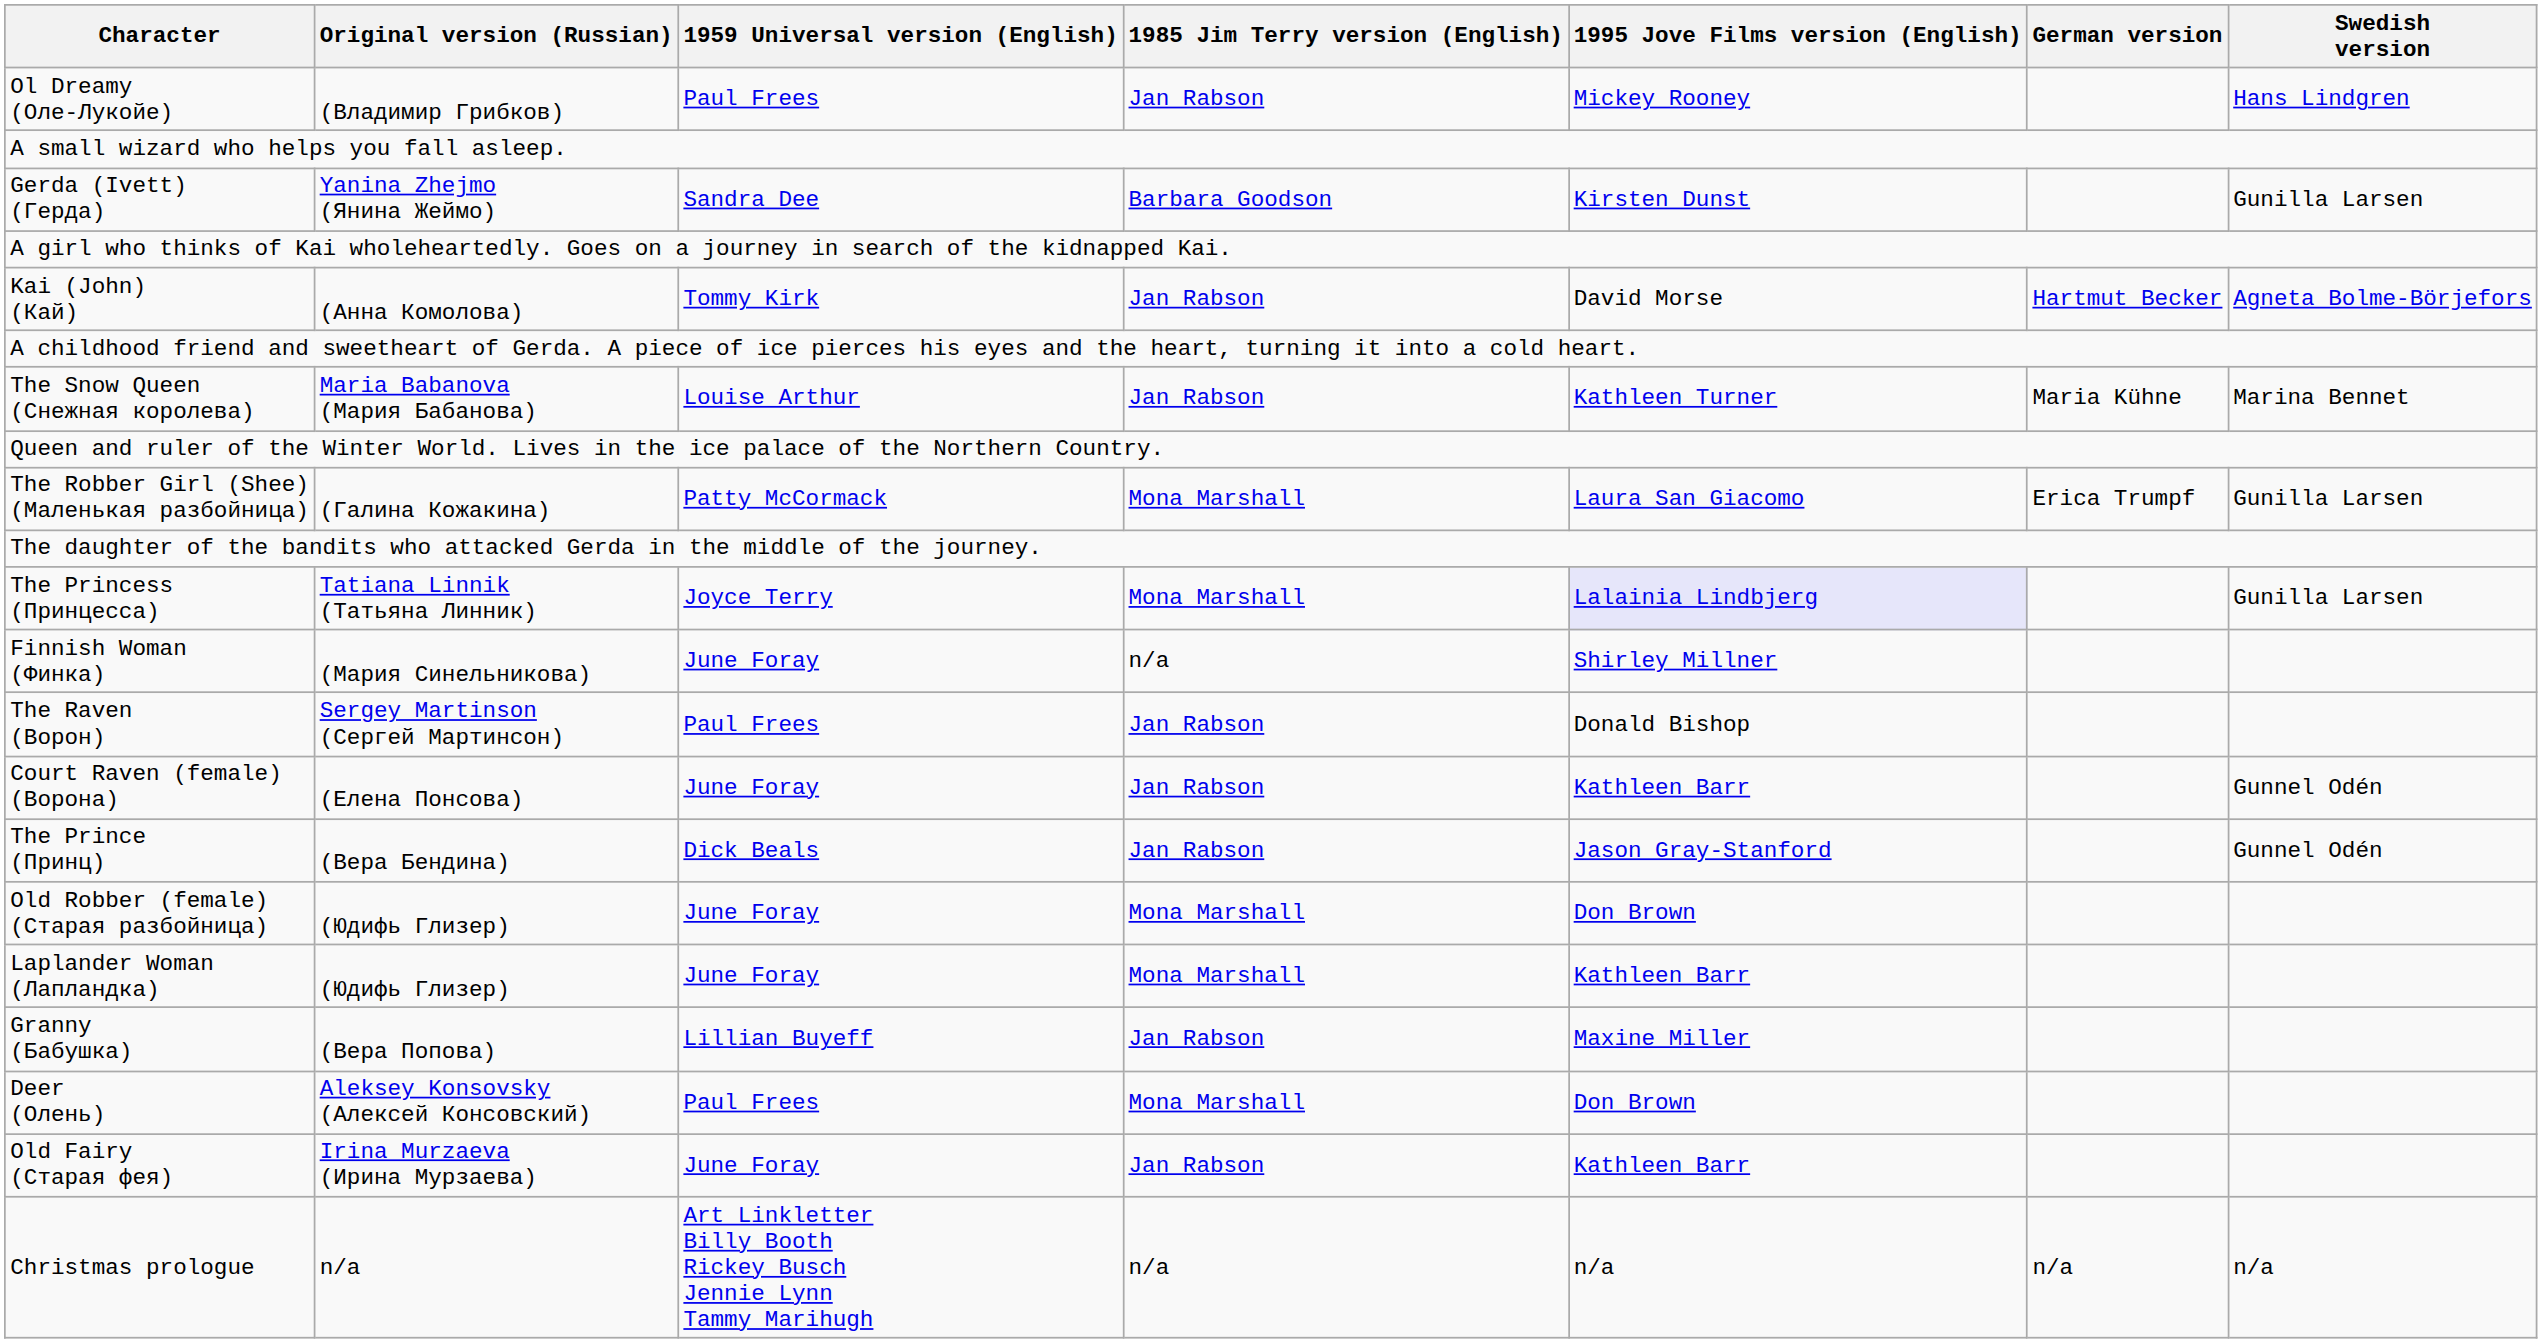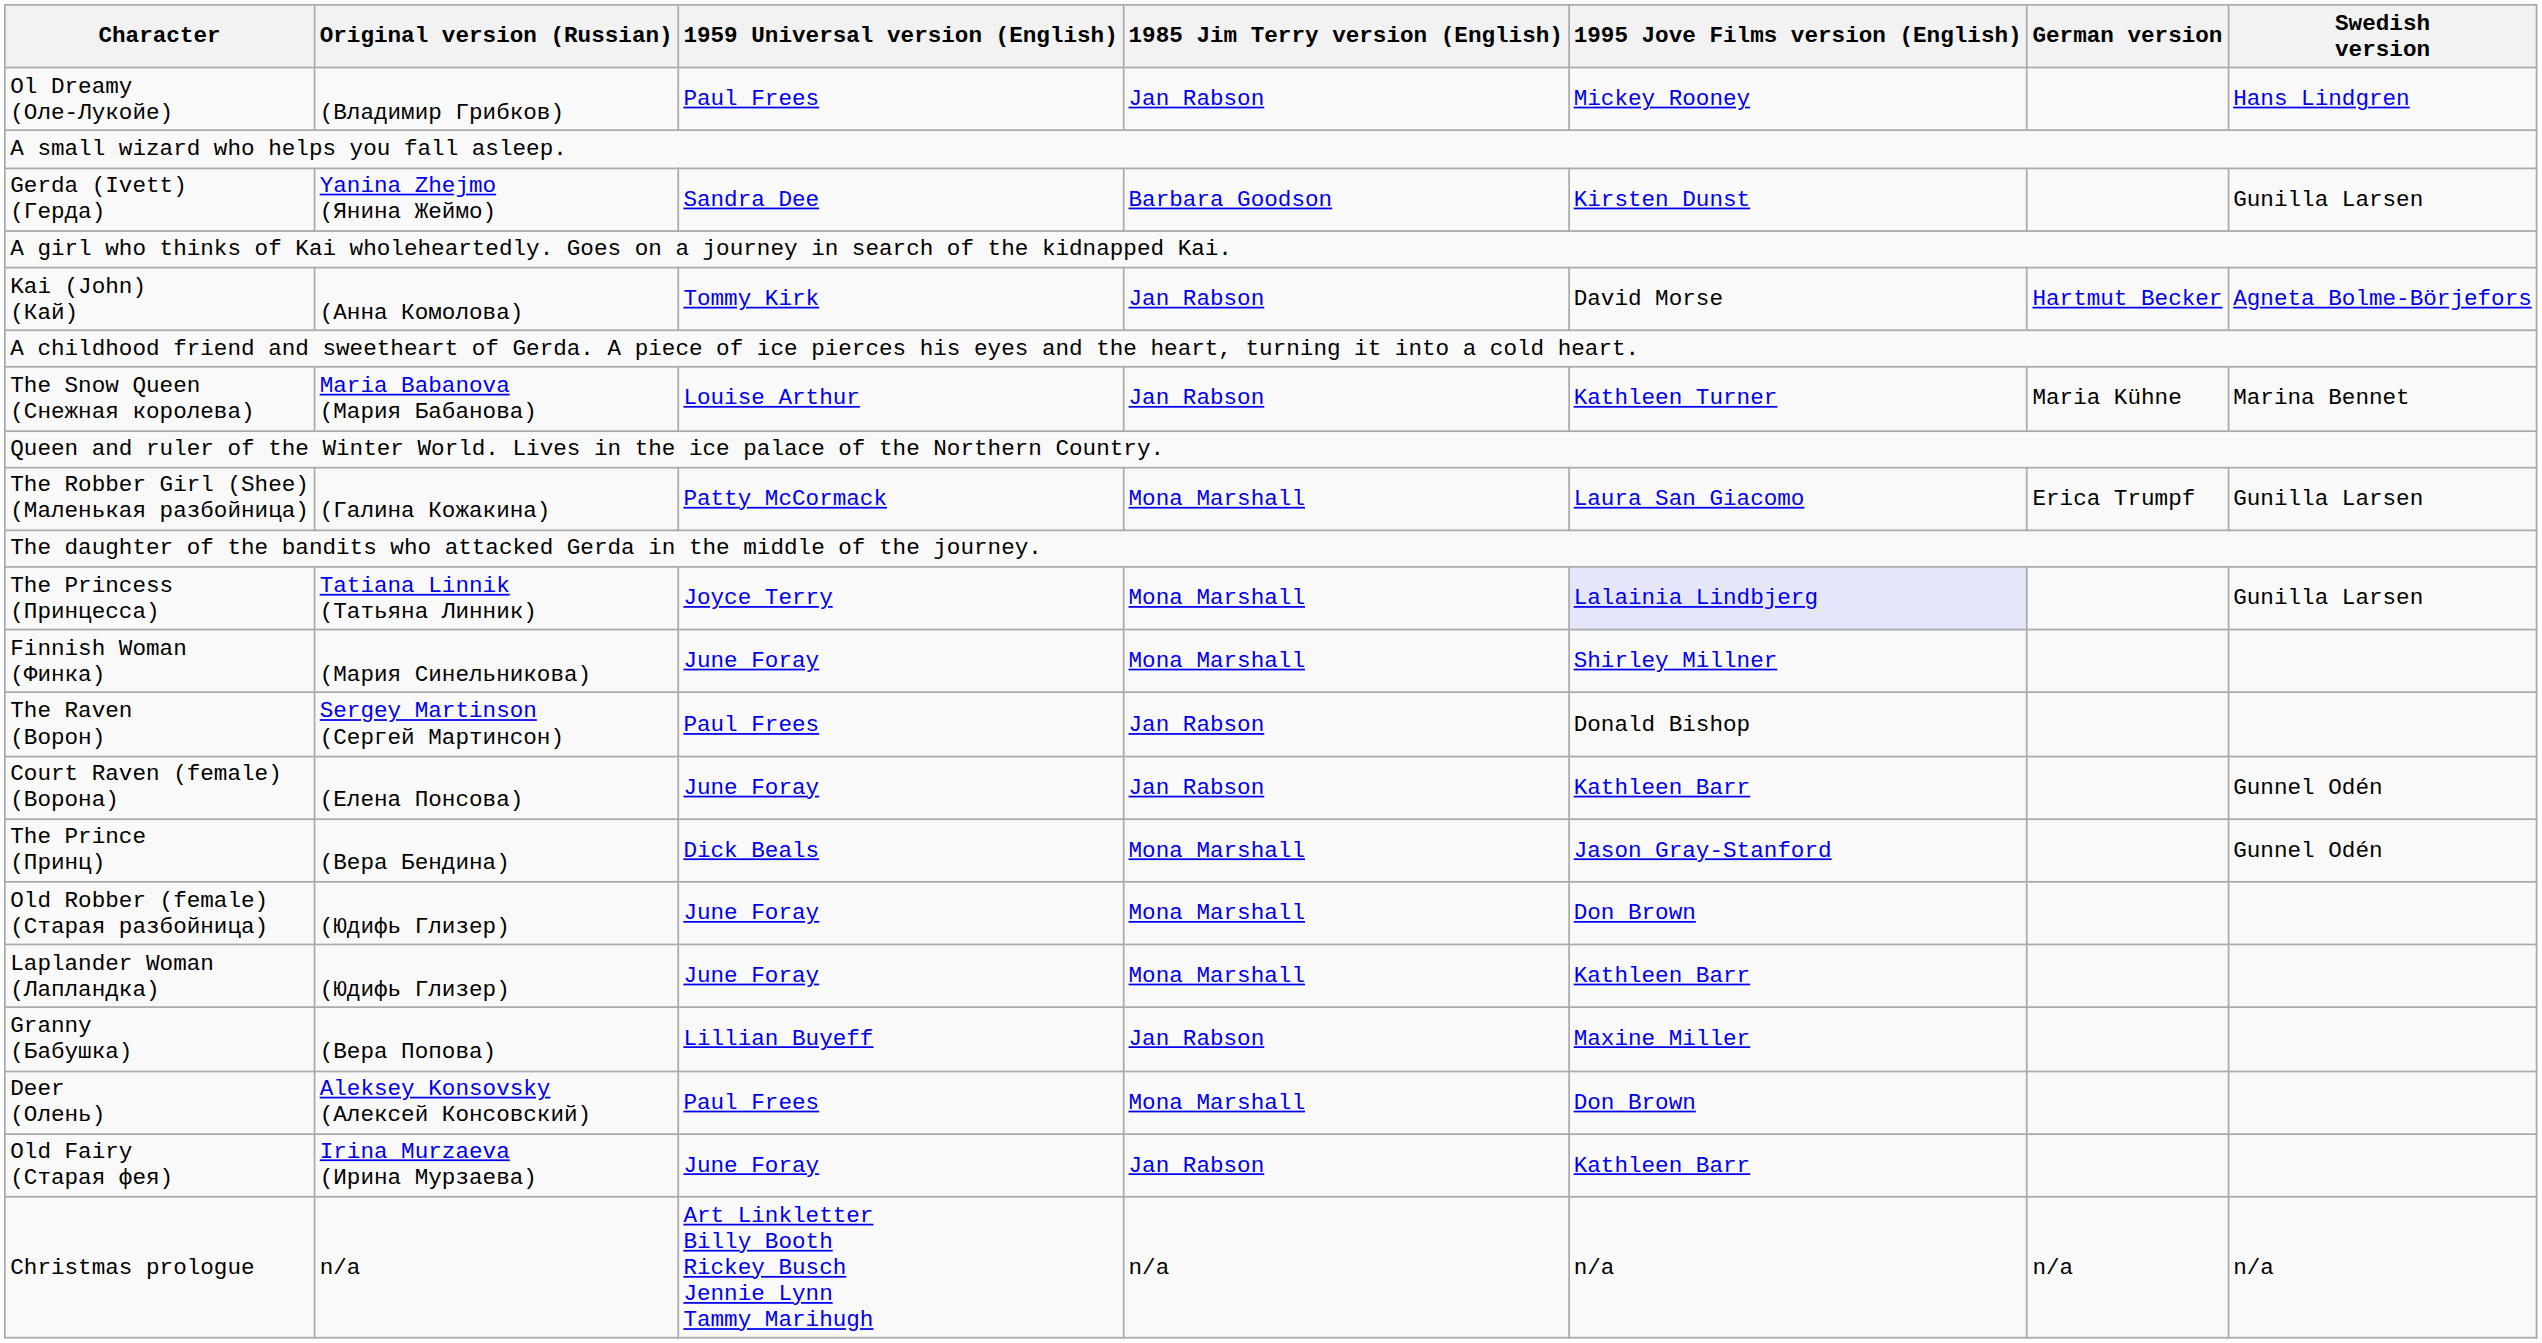(1149, 661) n/a -> (1217, 661) Mona Marshall
(1196, 850) Jan Rabson -> (1217, 850) Mona Marshall
